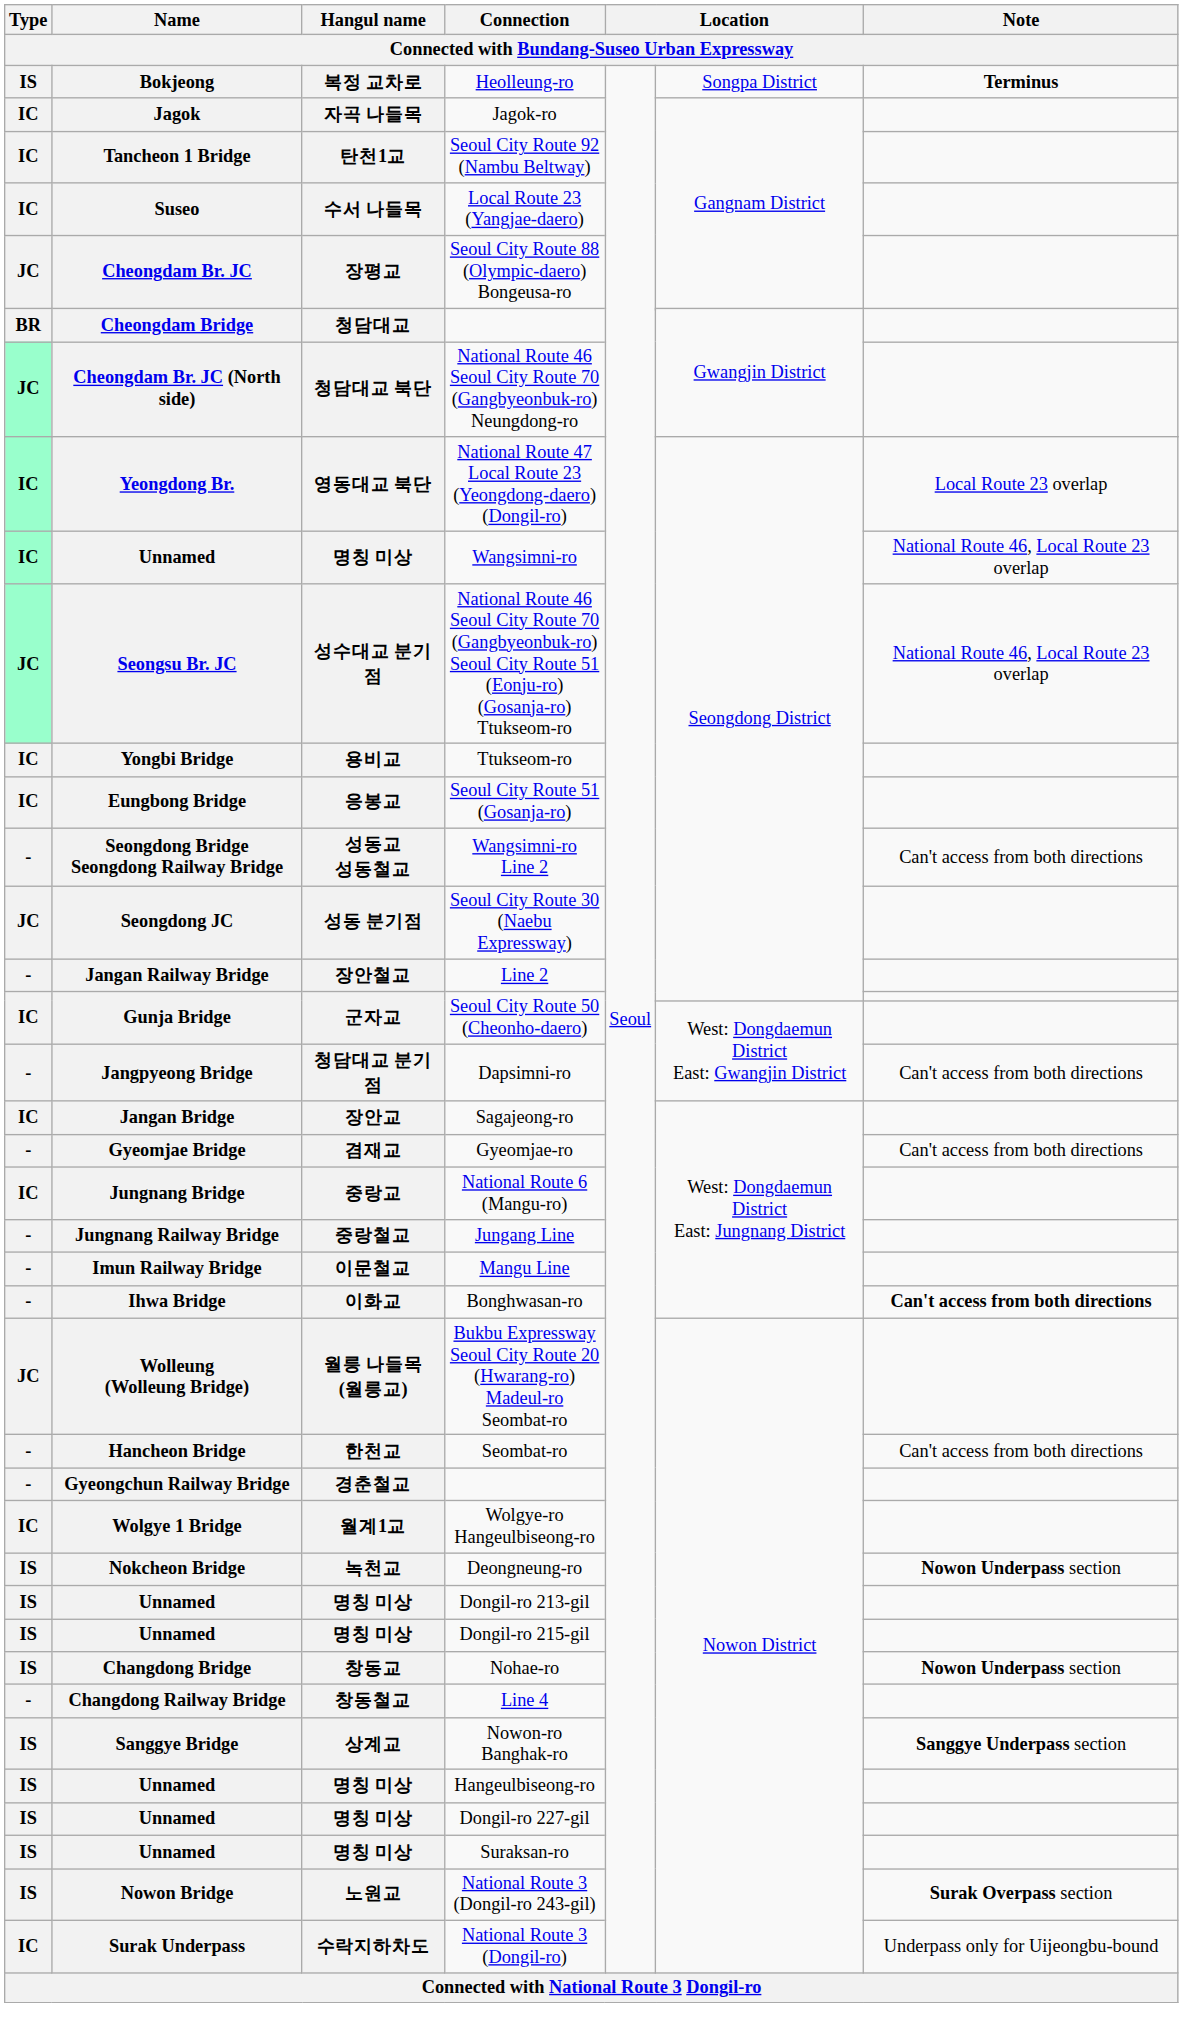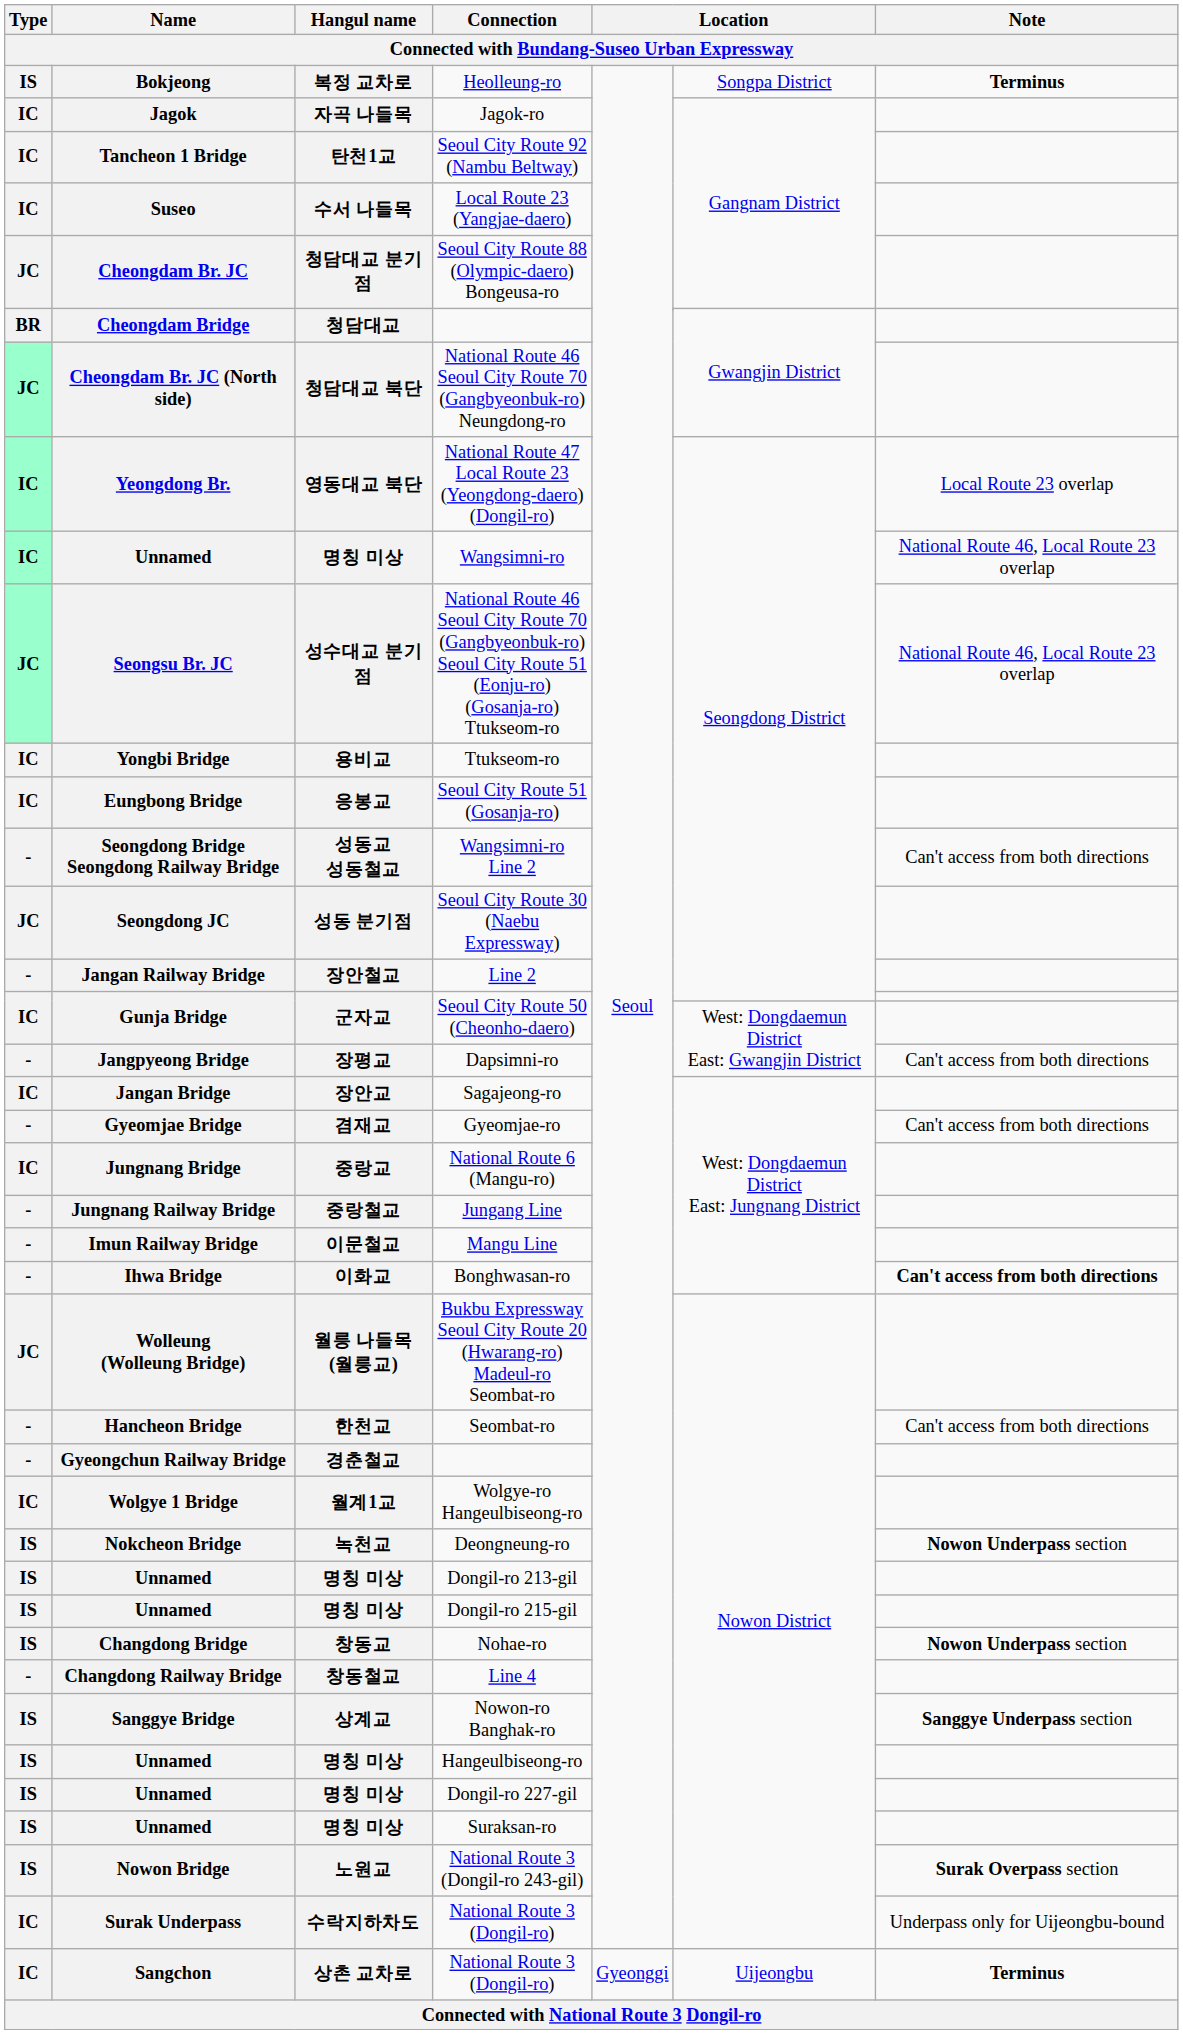(373, 271) 장평교 -> (364, 271) 청담대교 분기점
(373, 1072) 청담대교 분기점 -> (364, 1059) 장평교
+ row: (173, 1973)
